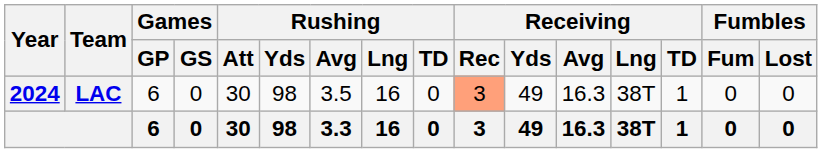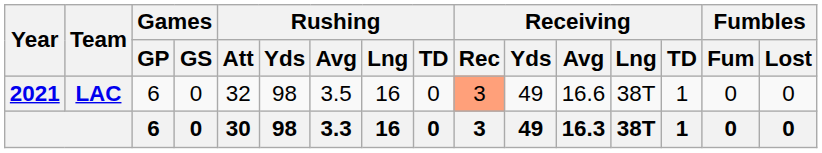(35, 93) 2024 -> (35, 93) 2021
(238, 93) 30 -> (238, 93) 32
(583, 93) 16.3 -> (583, 93) 16.6
